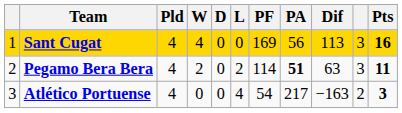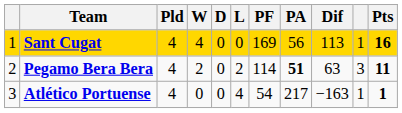(360, 42) 3 -> (360, 42) 1
(360, 94) 2 -> (360, 94) 1
(383, 94) 3 -> (383, 94) 1
